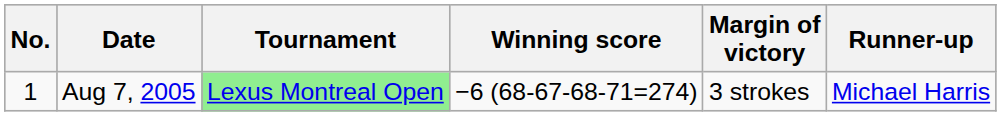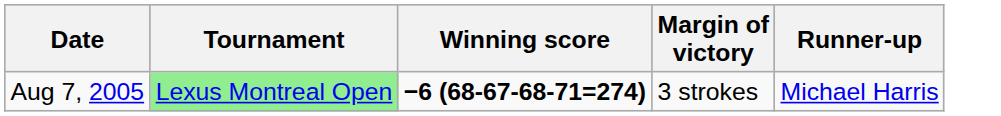- column: (31, 38)
(576, 92) normal -> (525, 92) bold
